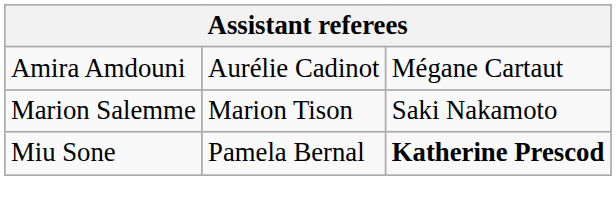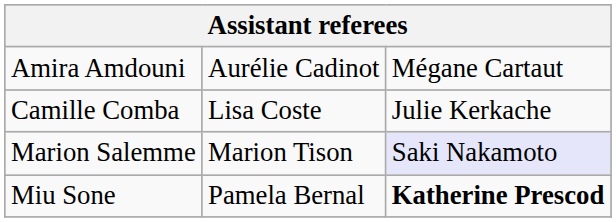+ row: (95, 110)
(475, 110) no background -> (475, 152) lavender background
